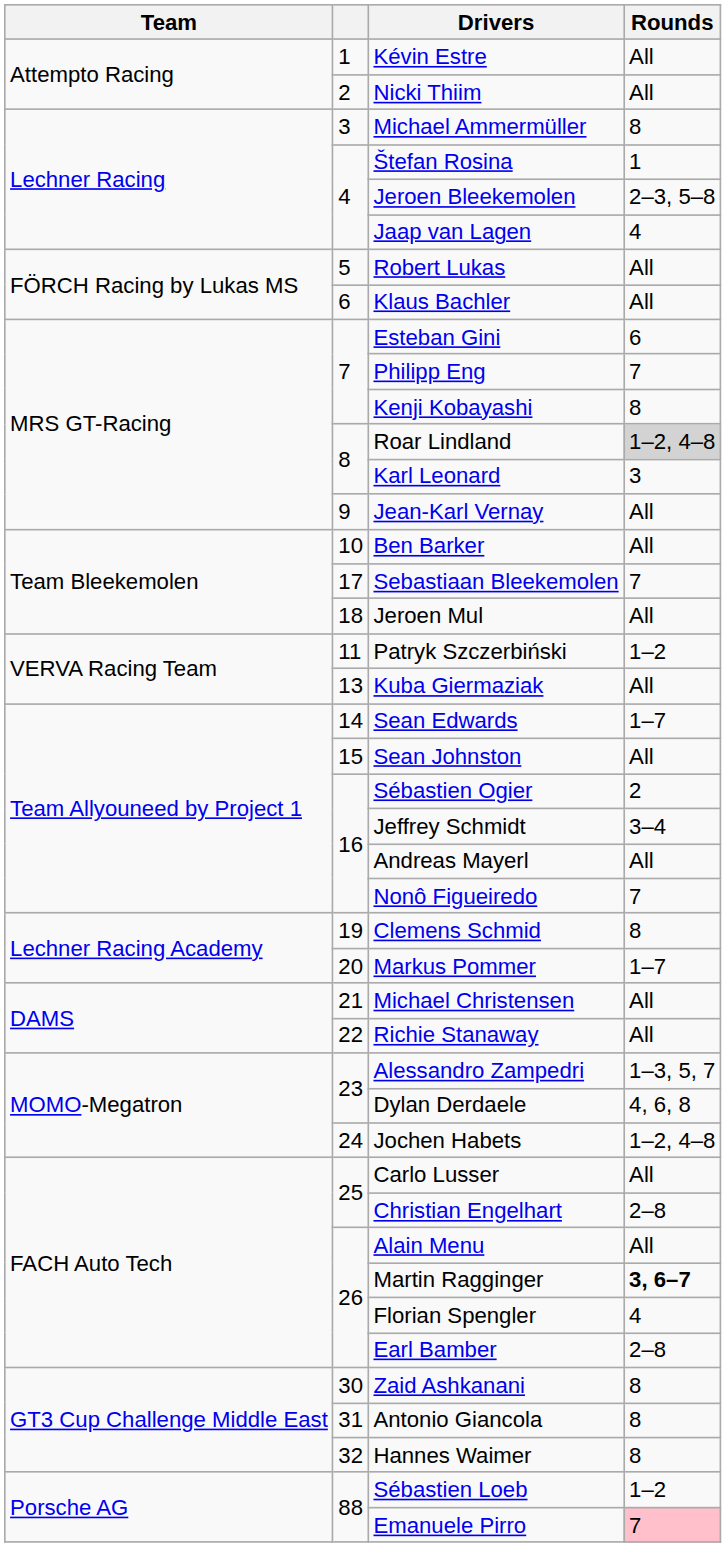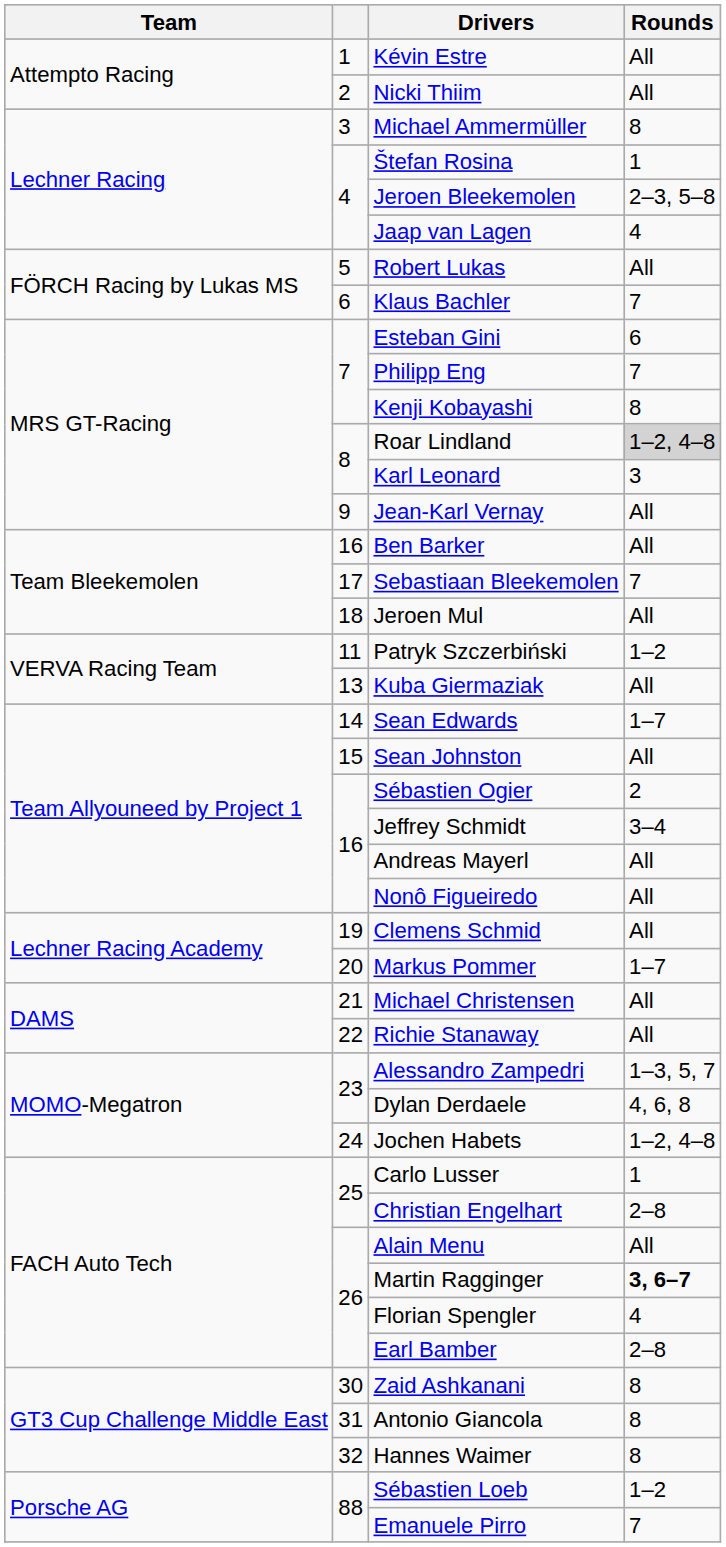(641, 301) All -> (635, 301) 7
(351, 546) 10 -> (351, 546) 16
(635, 895) 7 -> (641, 895) All
(635, 930) 8 -> (641, 930) All
(641, 1175) All -> (635, 1175) 1
(635, 1524) pink background -> (635, 1524) no background
